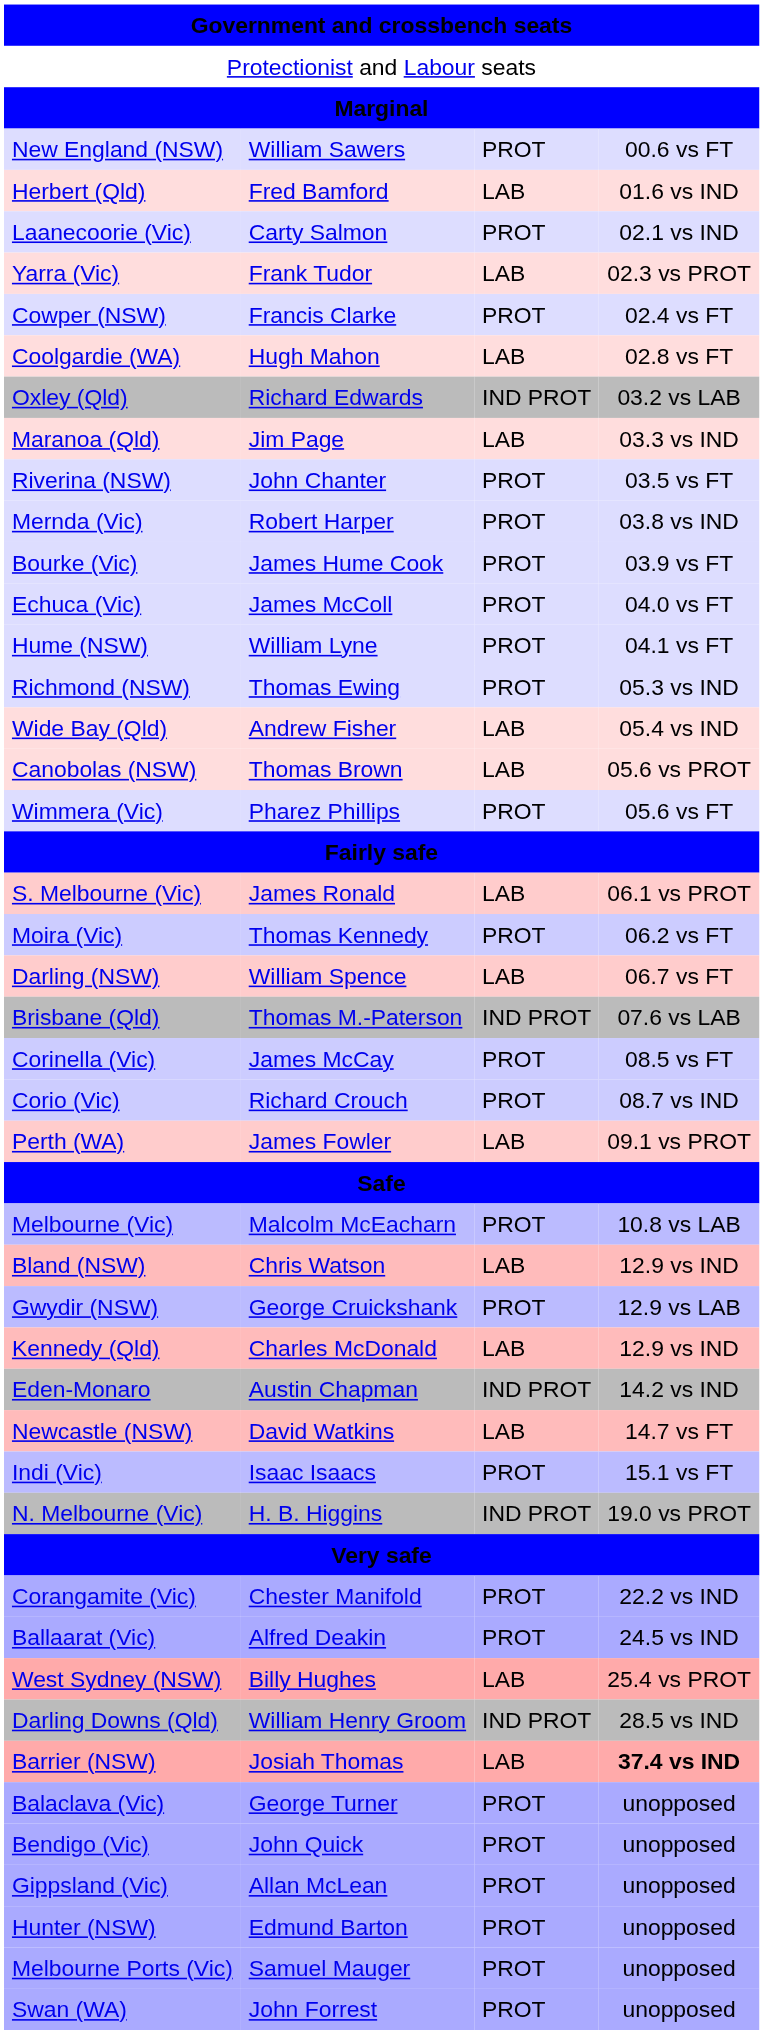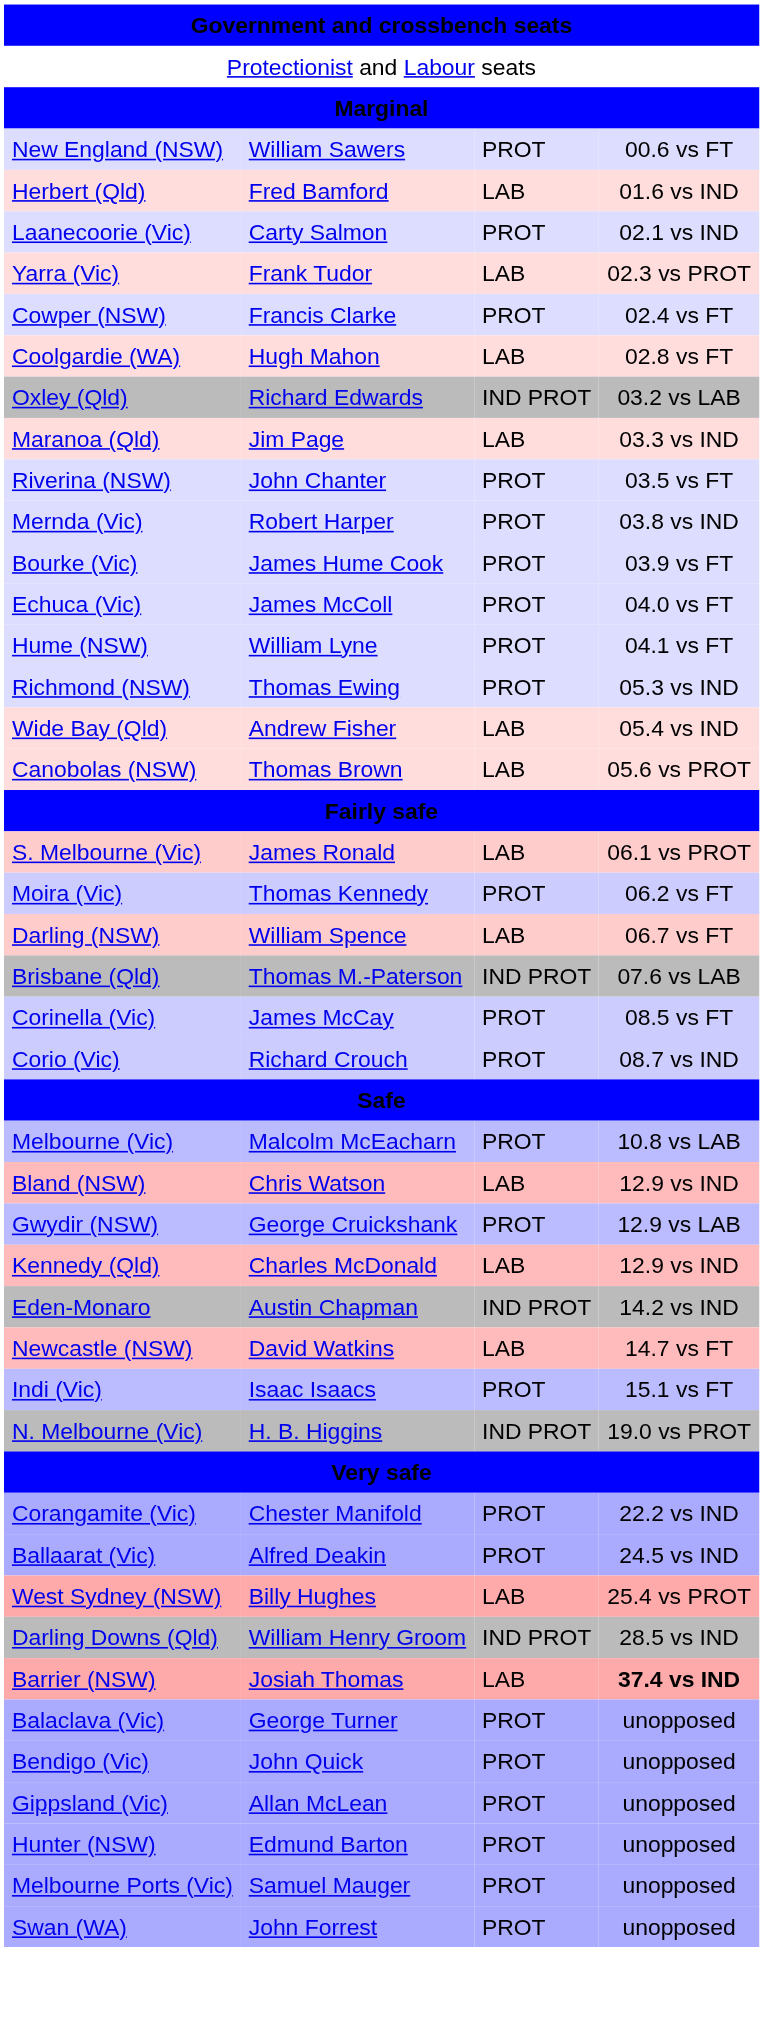- row: (87, 810)
- row: (68, 1141)
